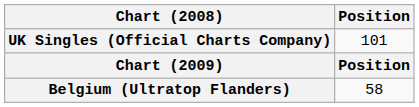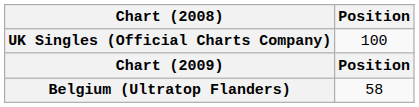(374, 41) 101 -> (374, 41) 100
